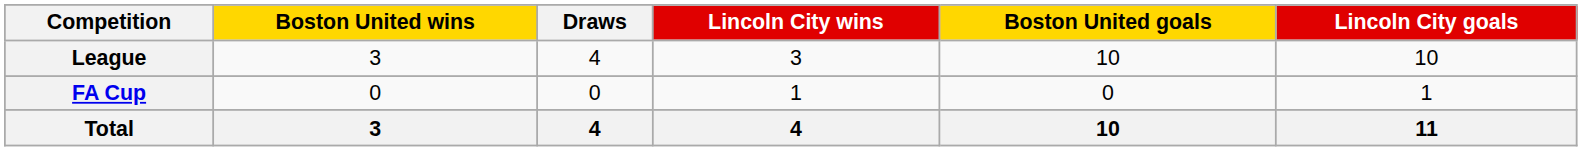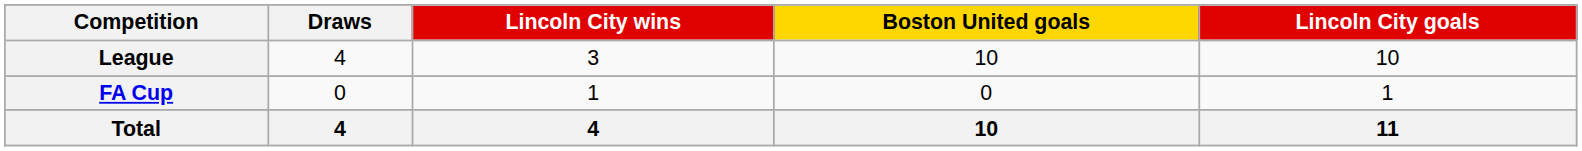- column: (375, 22)
